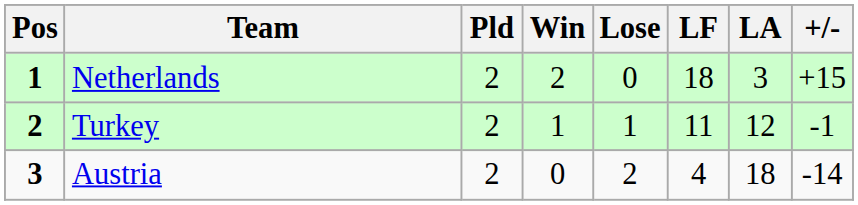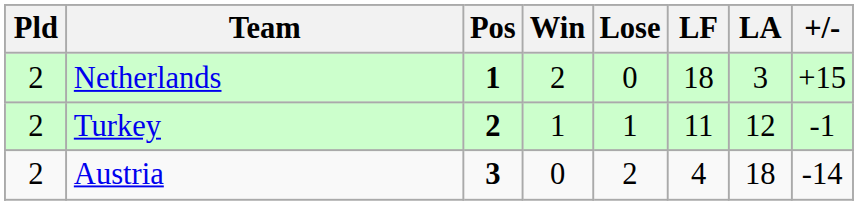columns swapped: (35, 28) <-> (492, 28)
